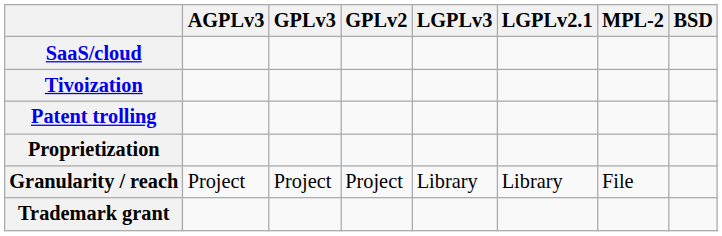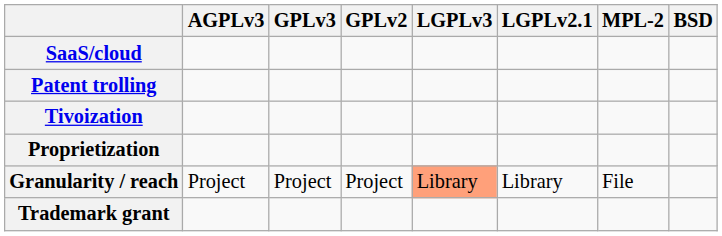rows swapped: (94, 85) <-> (94, 117)
(447, 181) no background -> (447, 181) lightsalmon background
